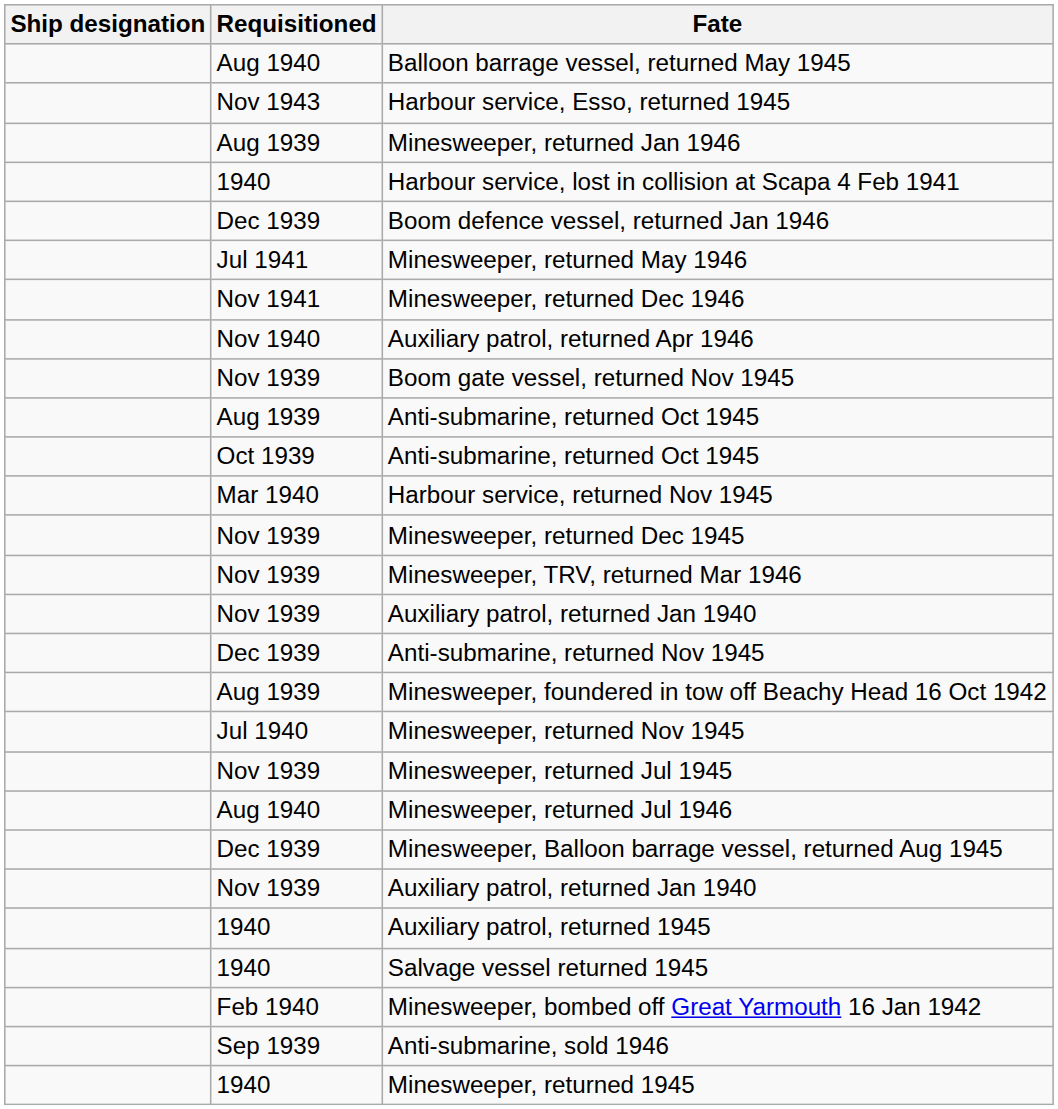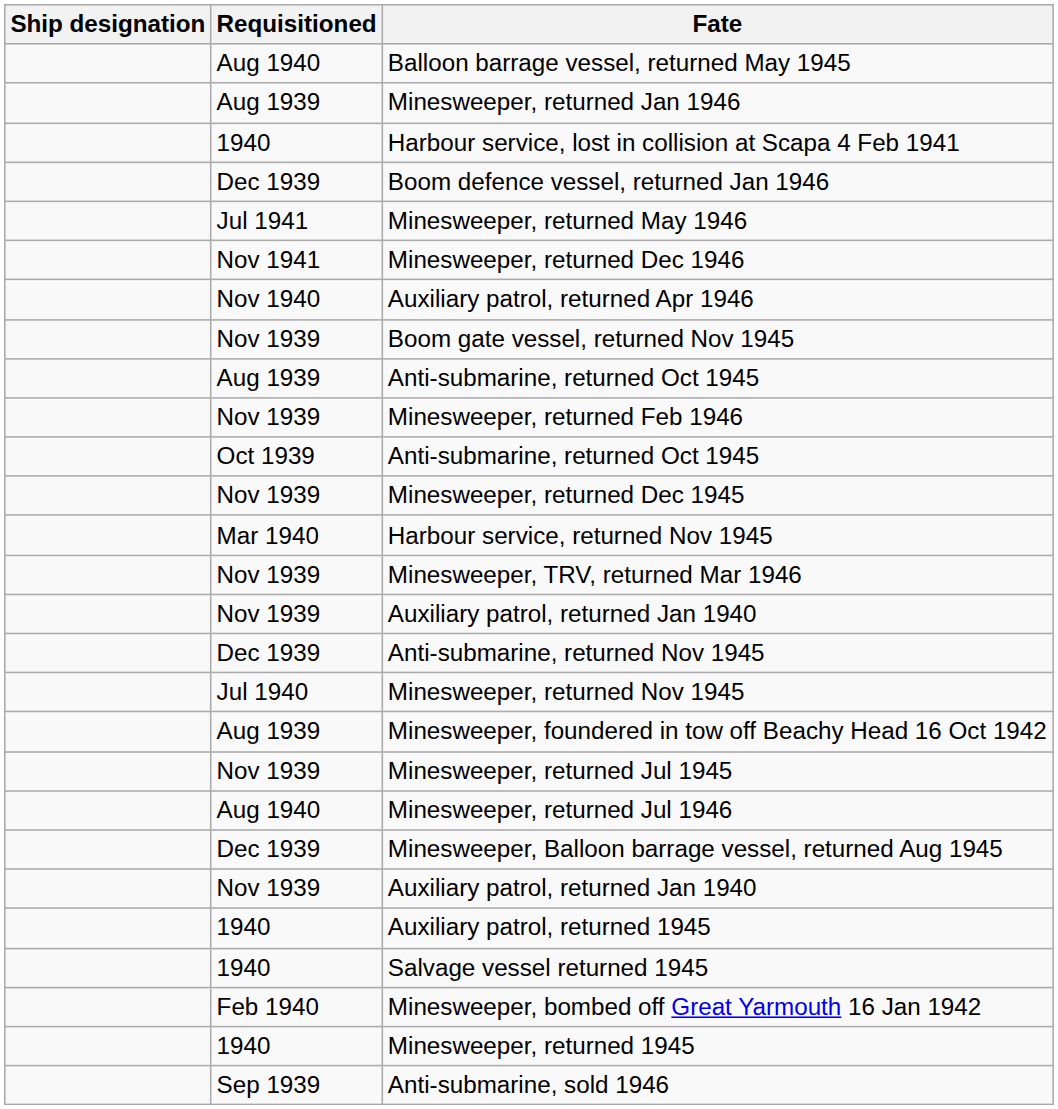- row: (268, 102)
+ row: (268, 416)
rows swapped: (268, 534) <-> (268, 495)
rows swapped: (262, 730) <-> (268, 691)
rows swapped: (244, 1084) <-> (268, 1045)
